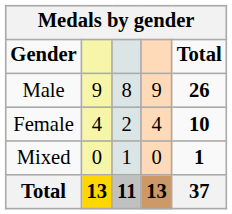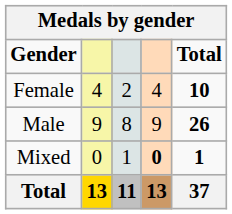rows swapped: (44, 123) <-> (44, 90)
(157, 157) normal -> (157, 157) bold
